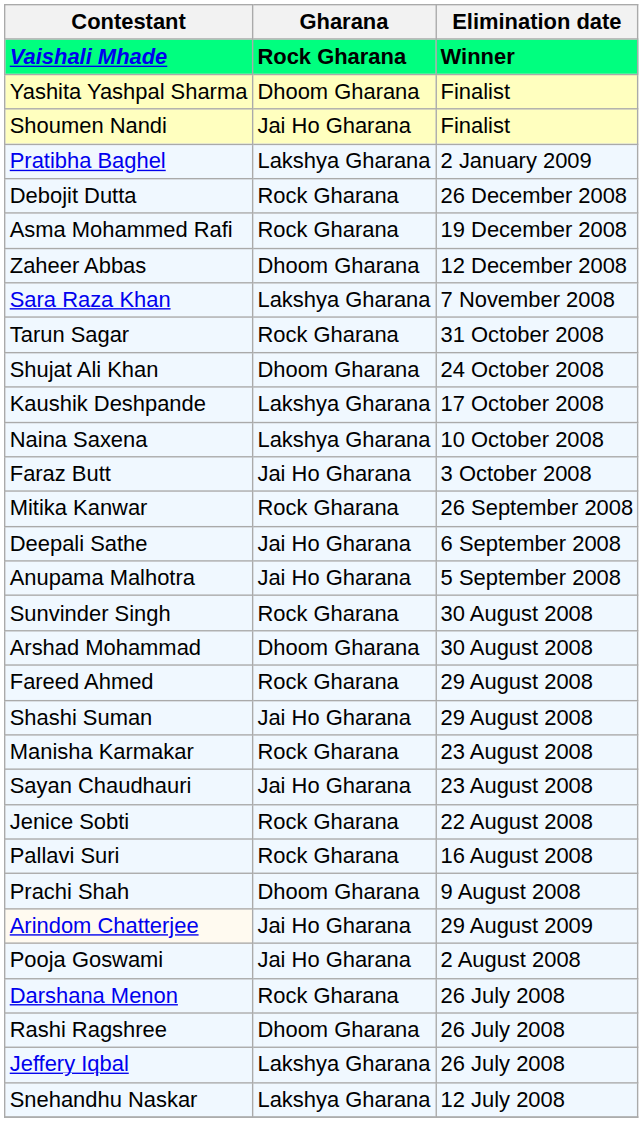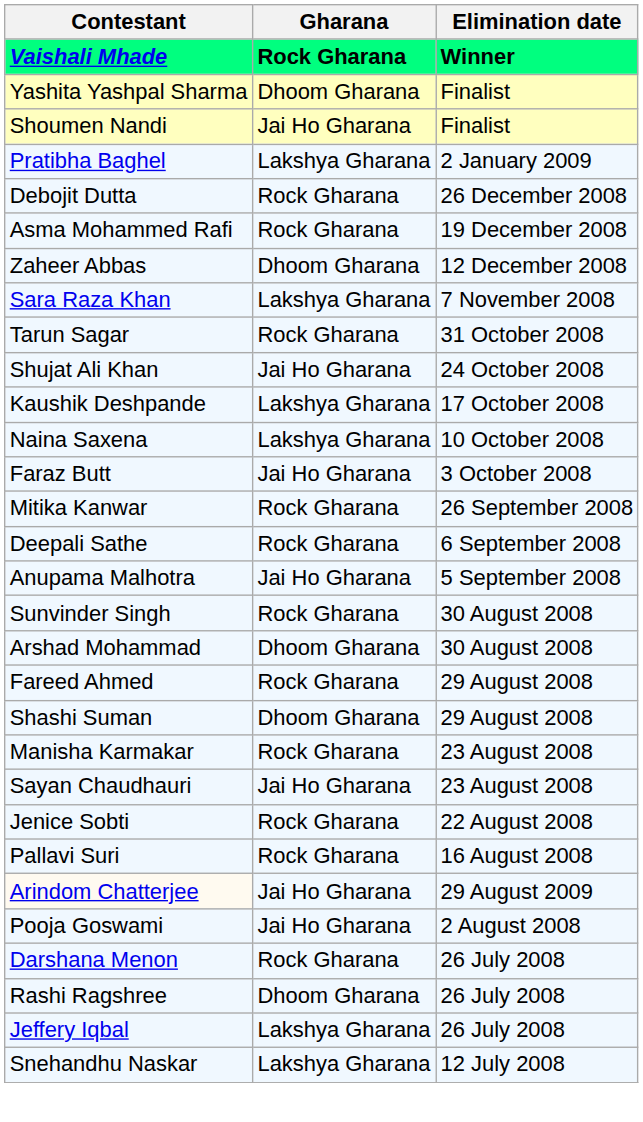(338, 369) Dhoom Gharana -> (334, 369) Jai Ho Gharana
(334, 543) Jai Ho Gharana -> (328, 543) Rock Gharana
(334, 717) Jai Ho Gharana -> (338, 717) Dhoom Gharana
- row: (69, 890)
